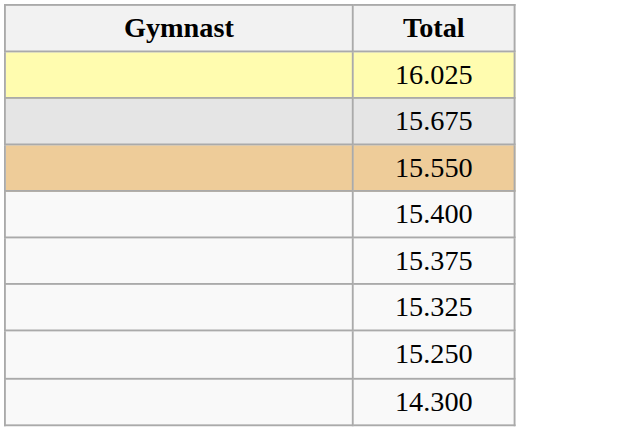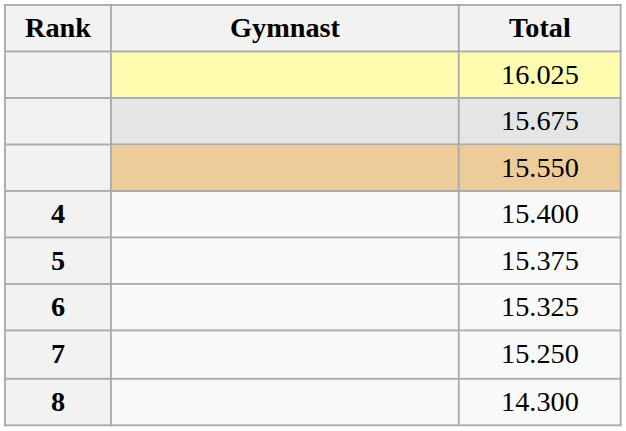+ column: (58, 27)
